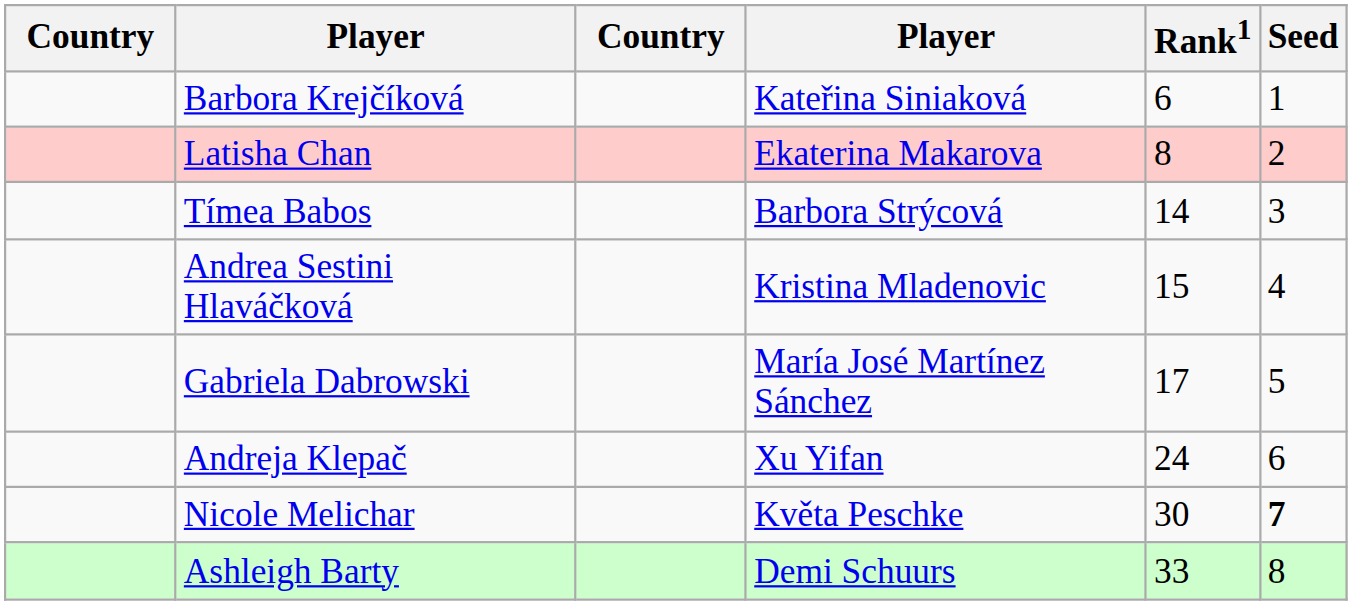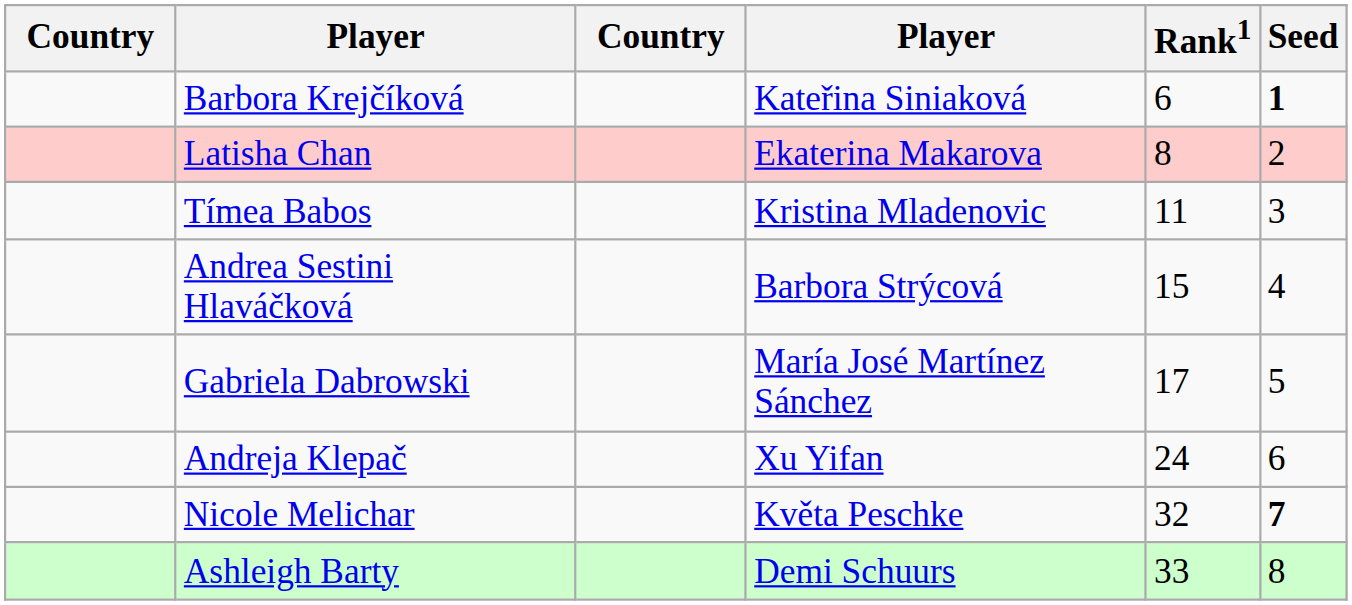(1277, 98) normal -> (1277, 98) bold
(878, 210) Barbora Strýcová -> (900, 210) Kristina Mladenovic
(1172, 210) 14 -> (1171, 210) 11
(900, 286) Kristina Mladenovic -> (878, 286) Barbora Strýcová
(1172, 514) 30 -> (1172, 514) 32
